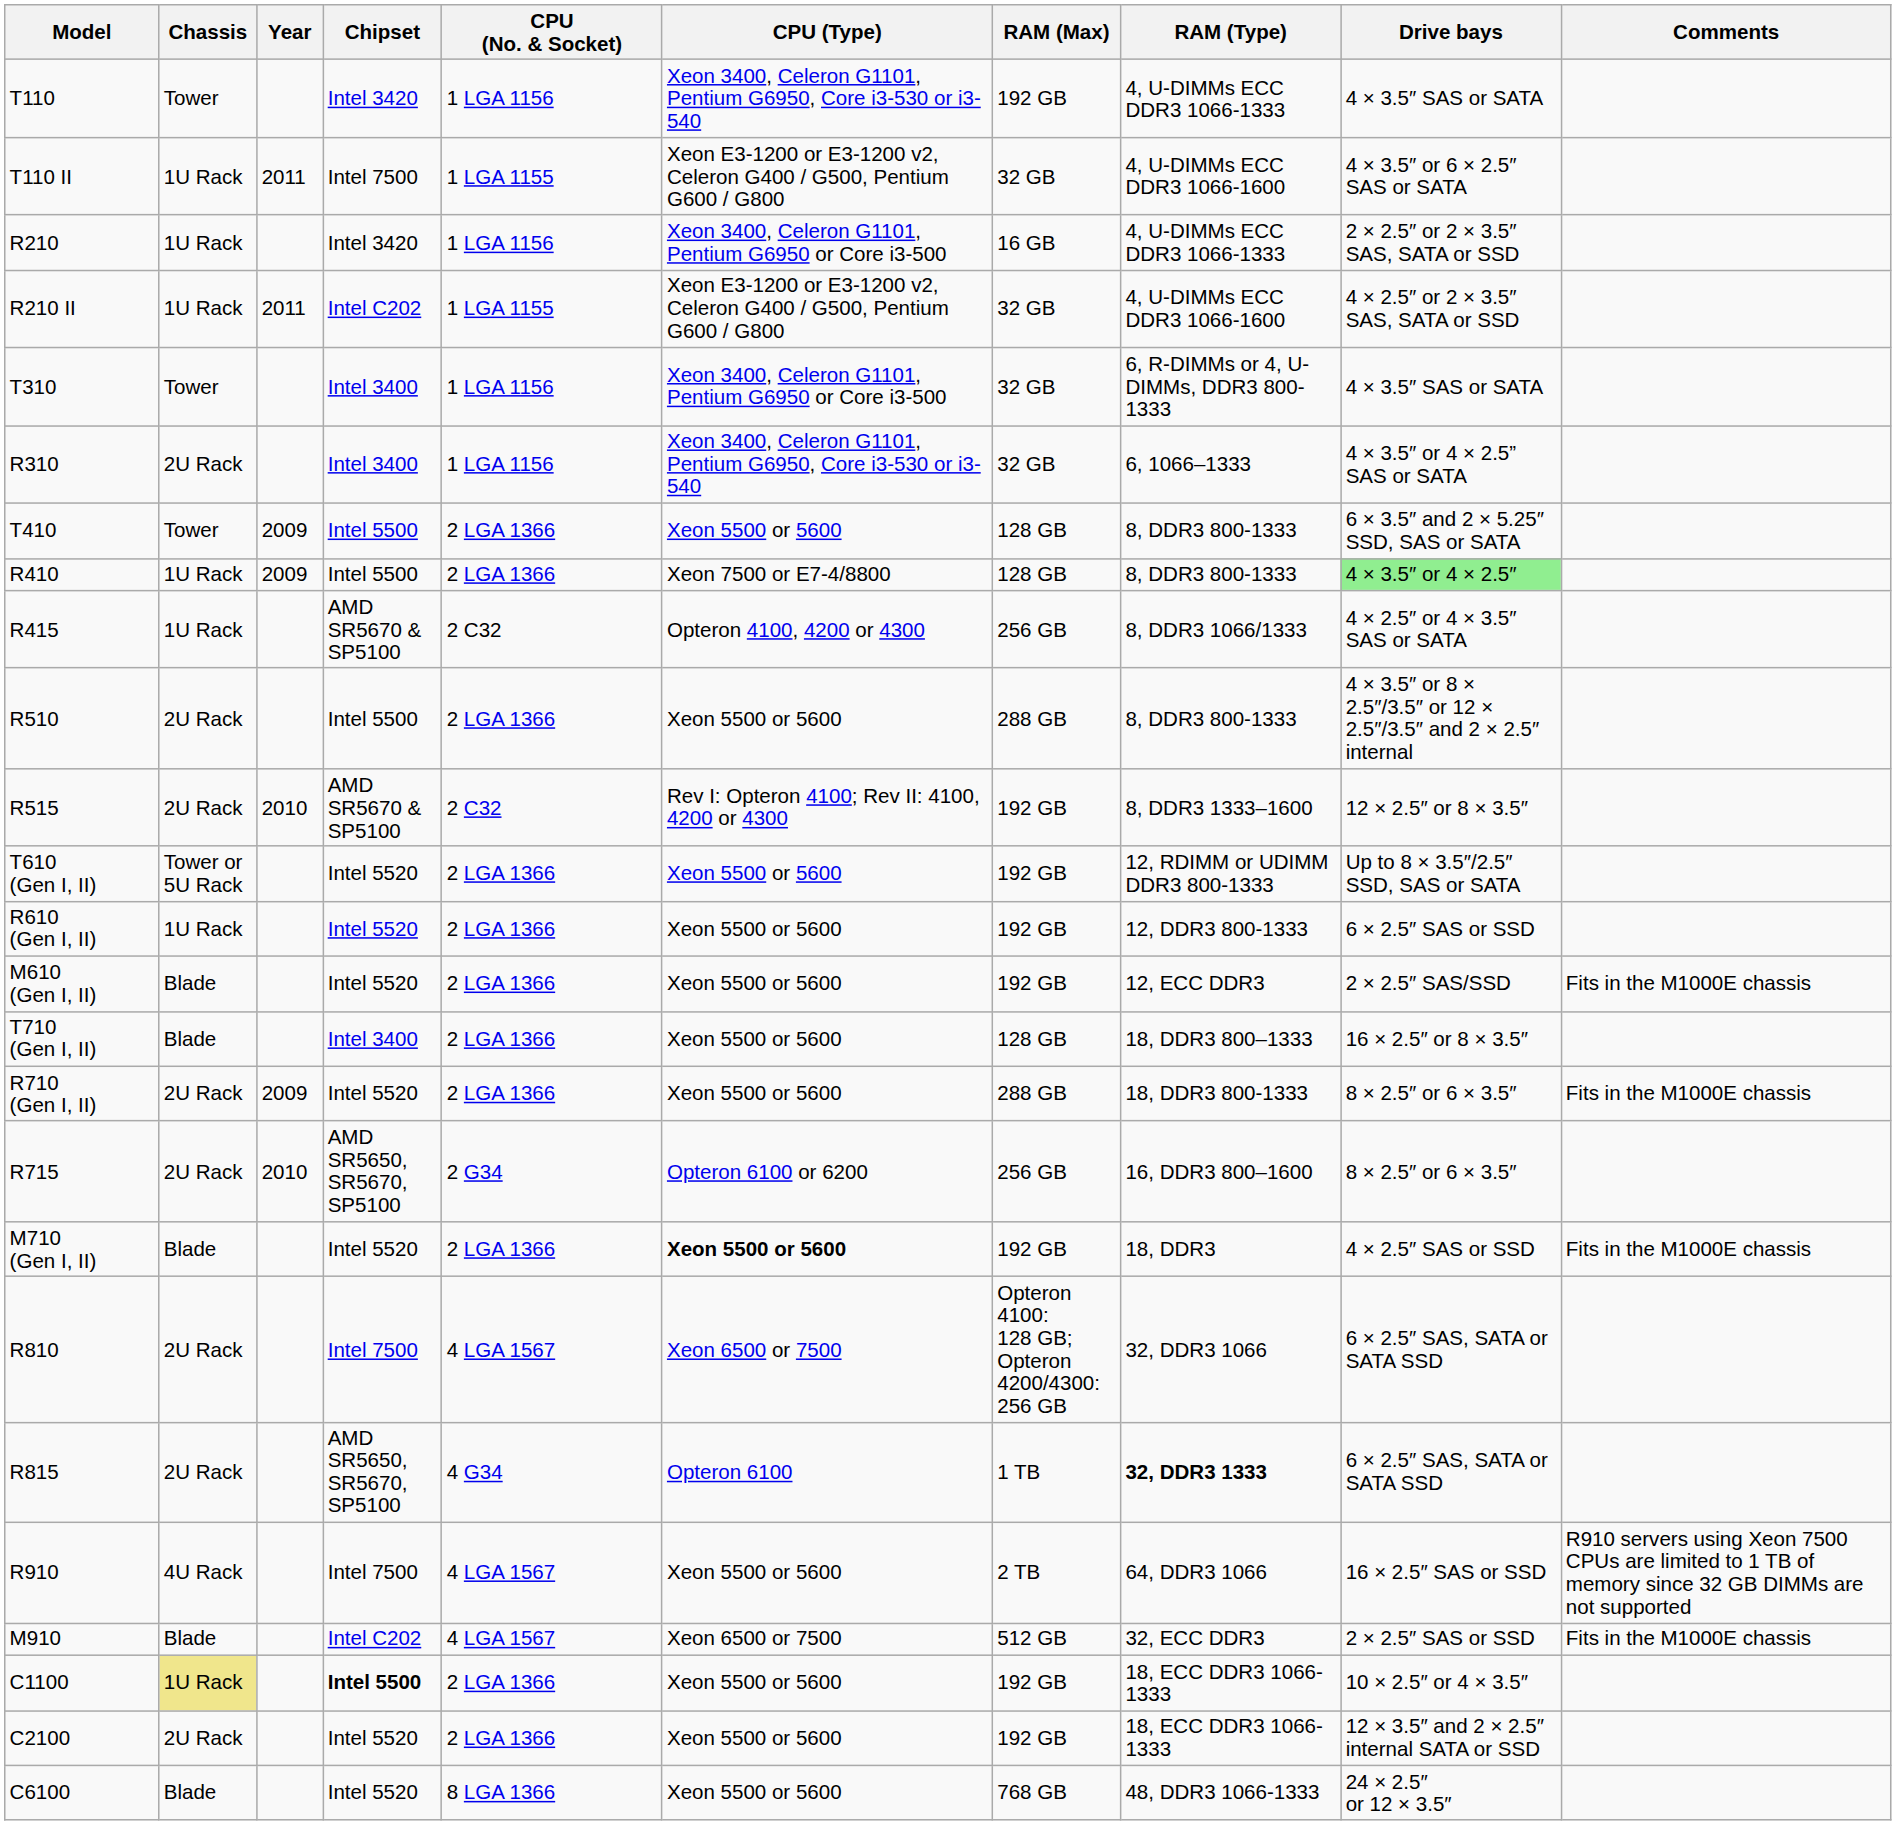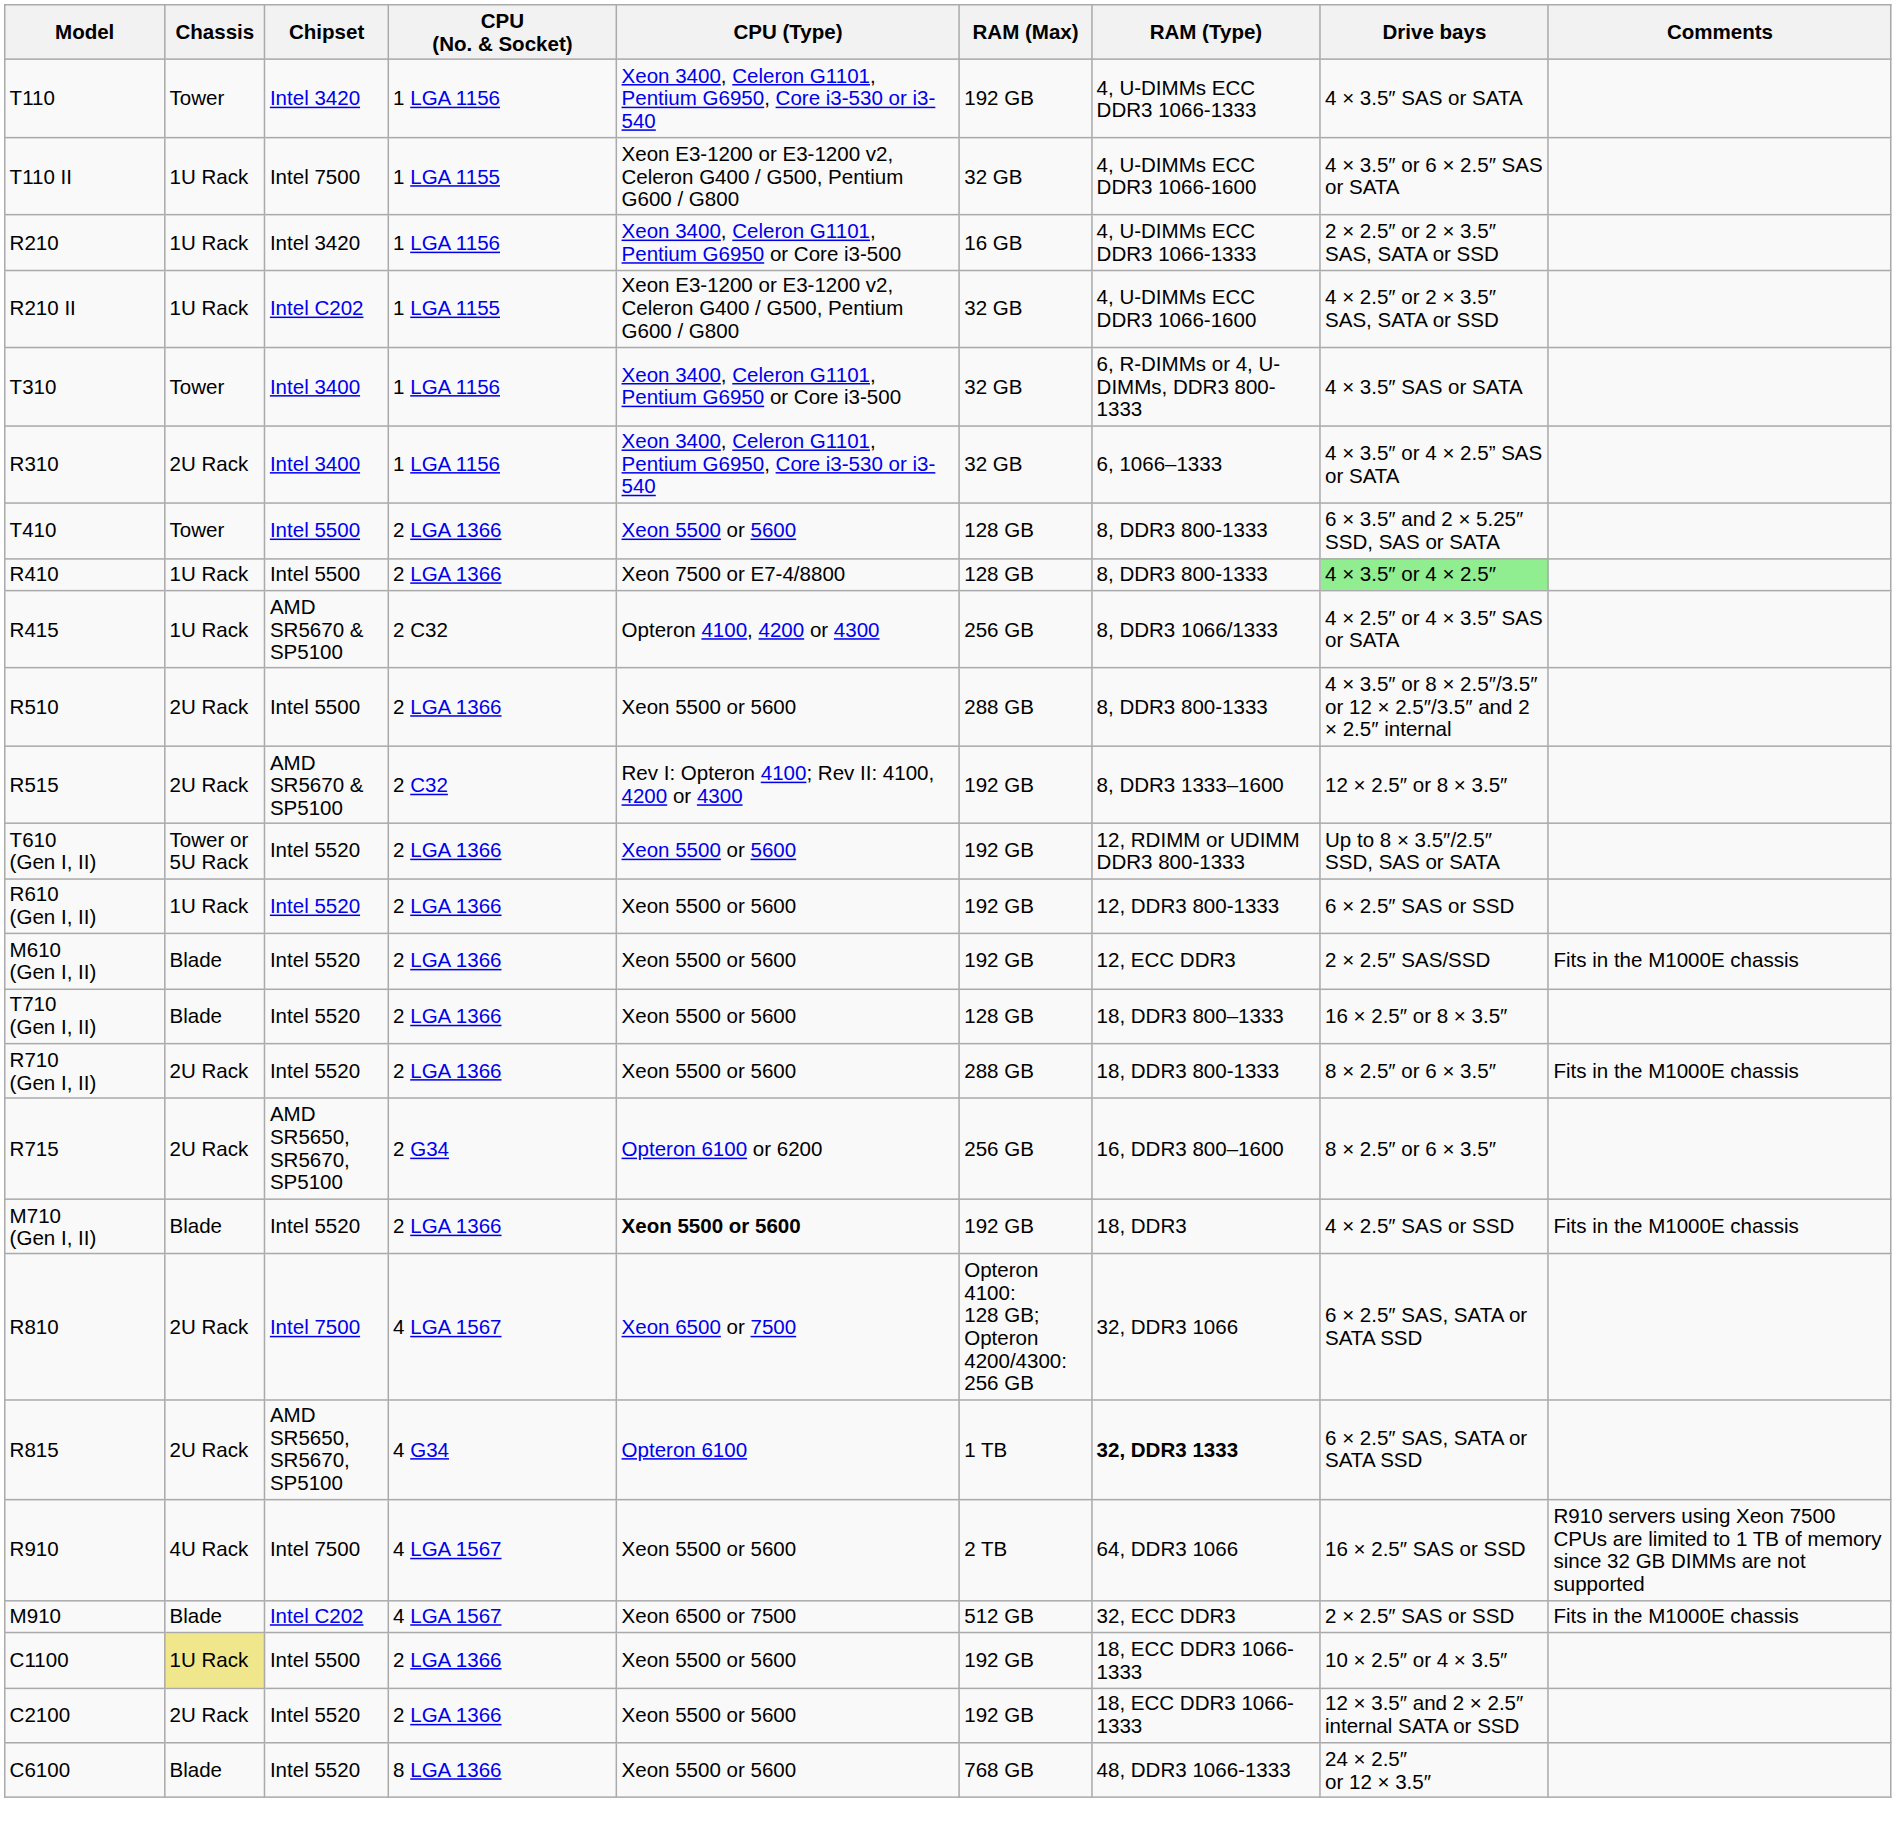- column: (290, 32)
(373, 1038) Intel 3400 -> (315, 1016) Intel 5520
(374, 1682) bold -> (315, 1660) normal
